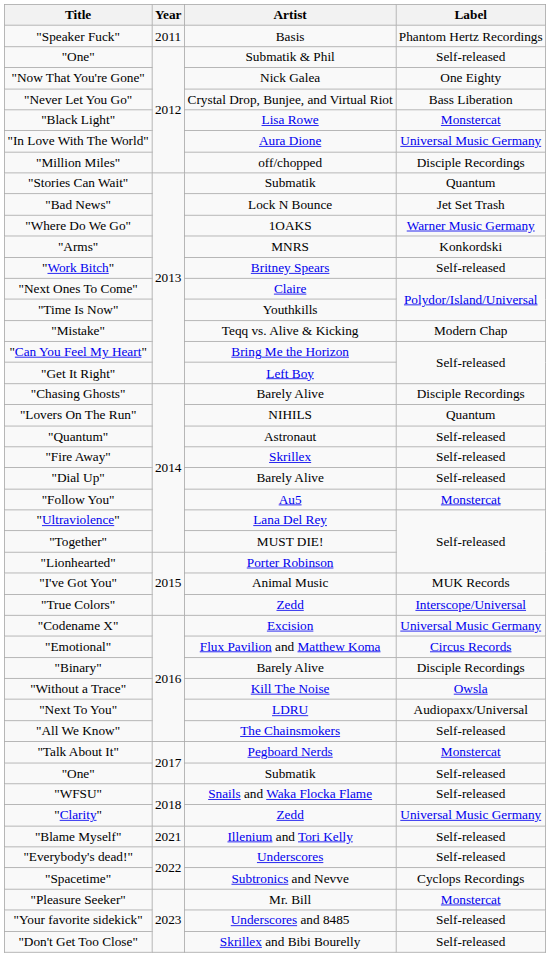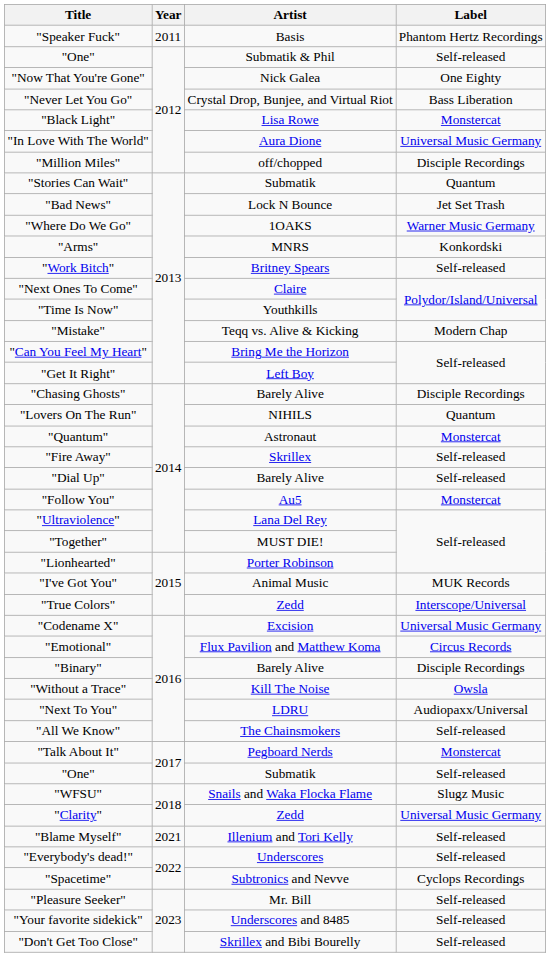(471, 436) Self-released -> (471, 436) Monstercat
(471, 794) Self-released -> (471, 794) Slugz Music
(471, 899) Monstercat -> (471, 899) Self-released
